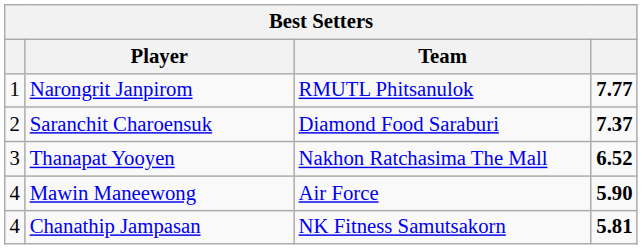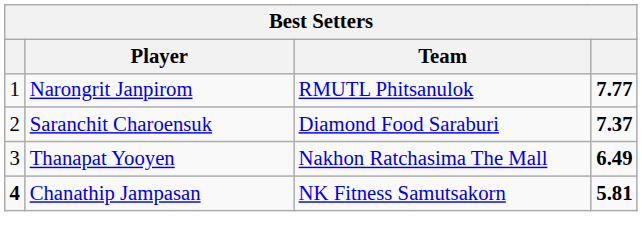(614, 158) 6.52 -> (614, 158) 6.49
- row: (113, 192)
(15, 227) normal -> (15, 192) bold
